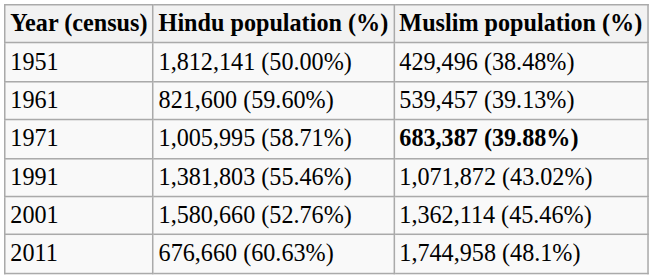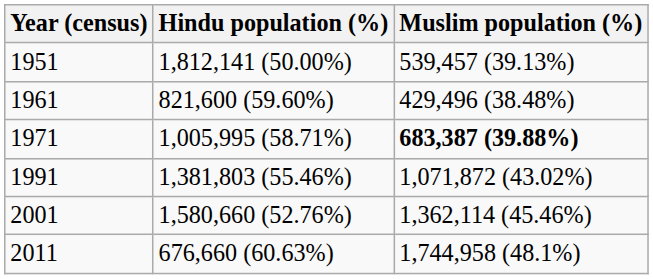(487, 61) 429,496 (38.48%) -> (487, 61) 539,457 (39.13%)
(487, 100) 539,457 (39.13%) -> (487, 100) 429,496 (38.48%)
